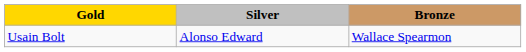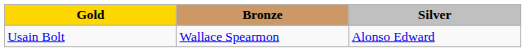columns swapped: (263, 15) <-> (435, 15)
